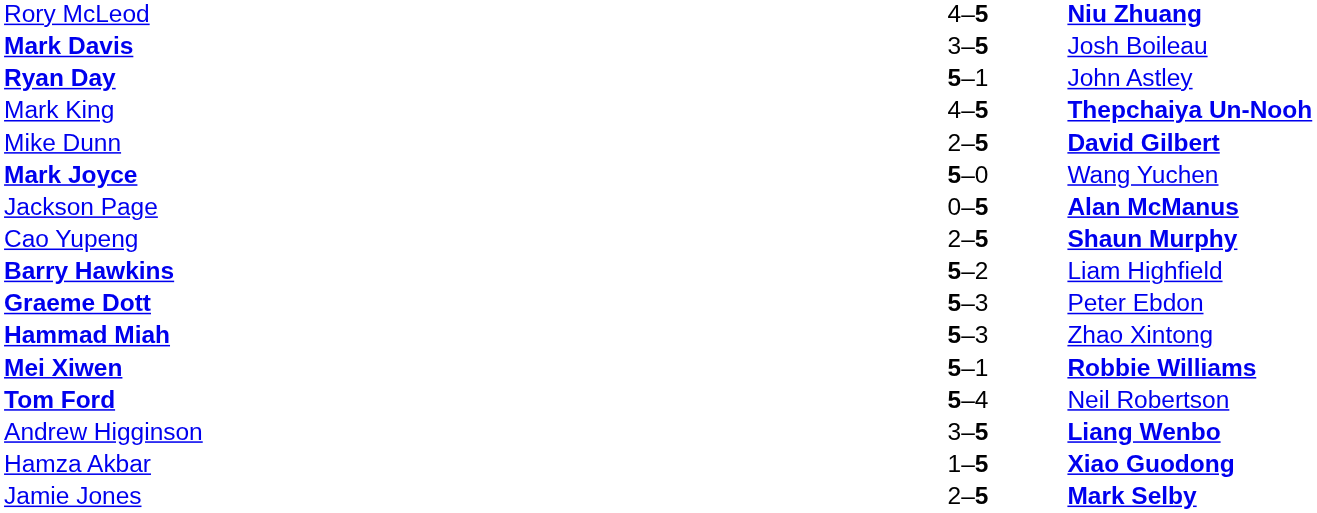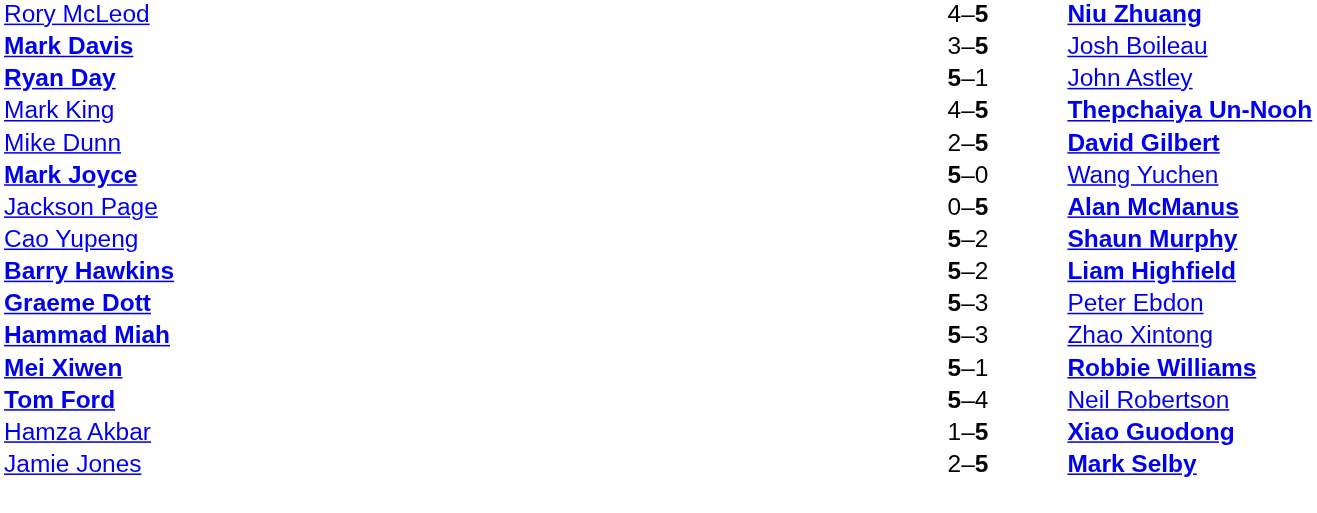(968, 239) 2–5 -> (968, 239) 5–2
(1145, 271) normal -> (1152, 271) bold
- row: (103, 431)
